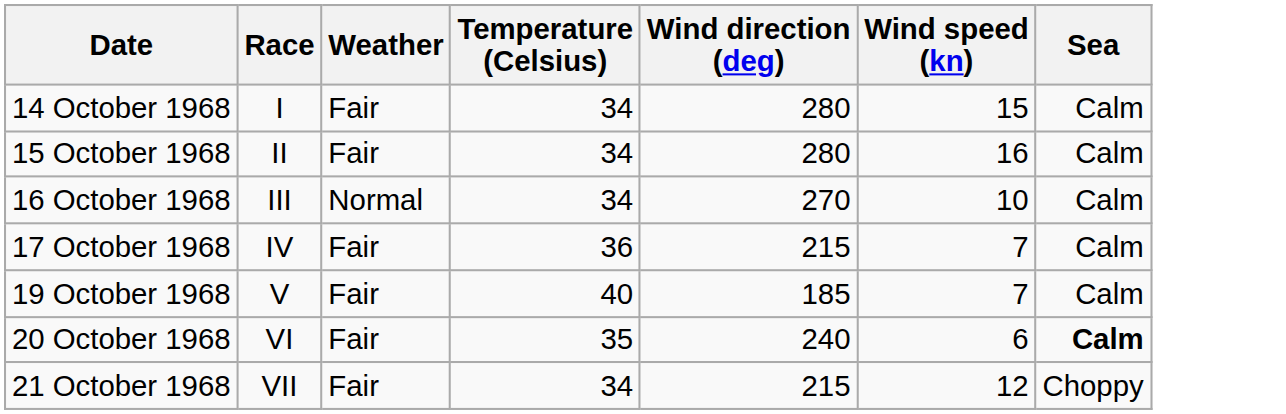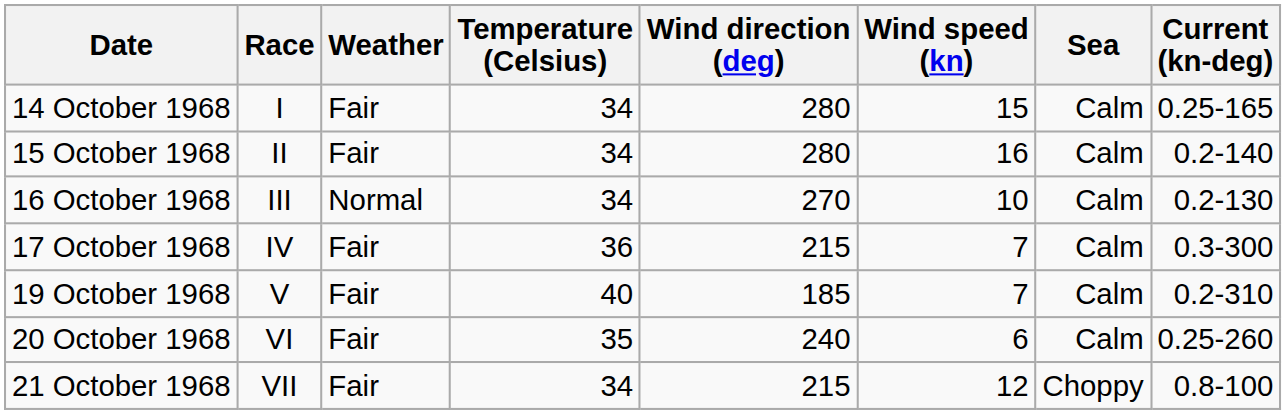+ column: (1215, 45)
(1108, 340) bold -> (1109, 340) normal
